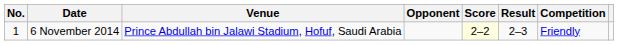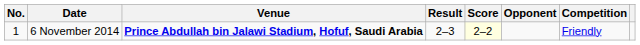columns swapped: (433, 13) <-> (518, 13)
(263, 31) normal -> (274, 31) bold
